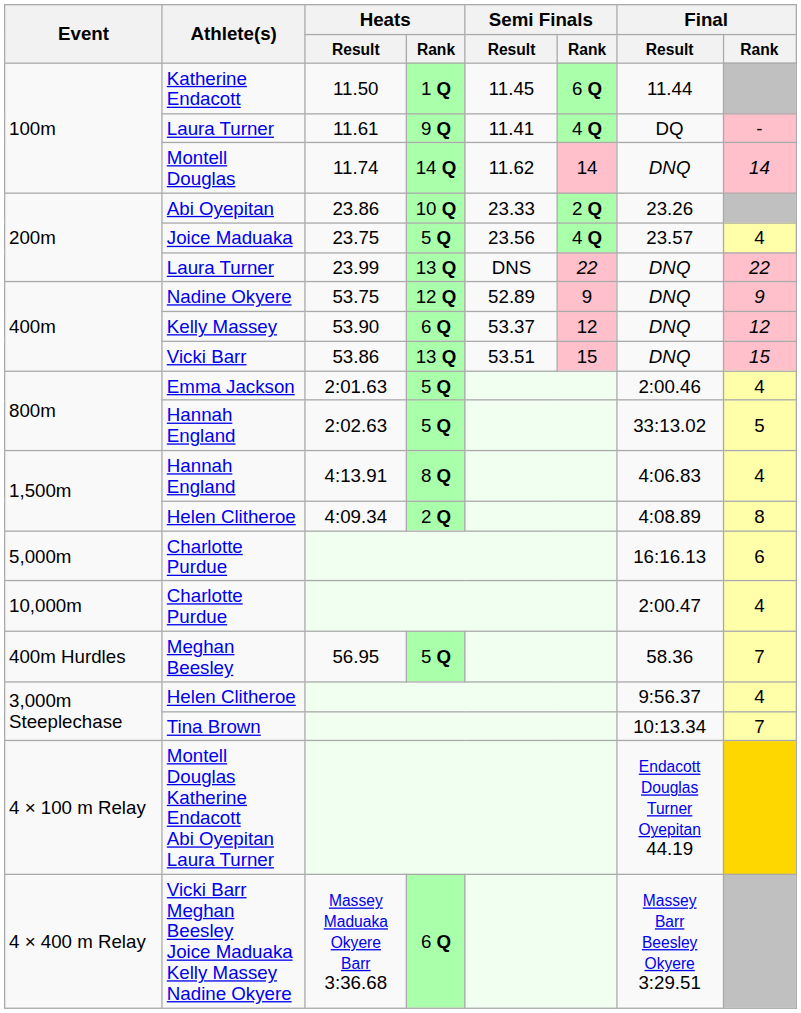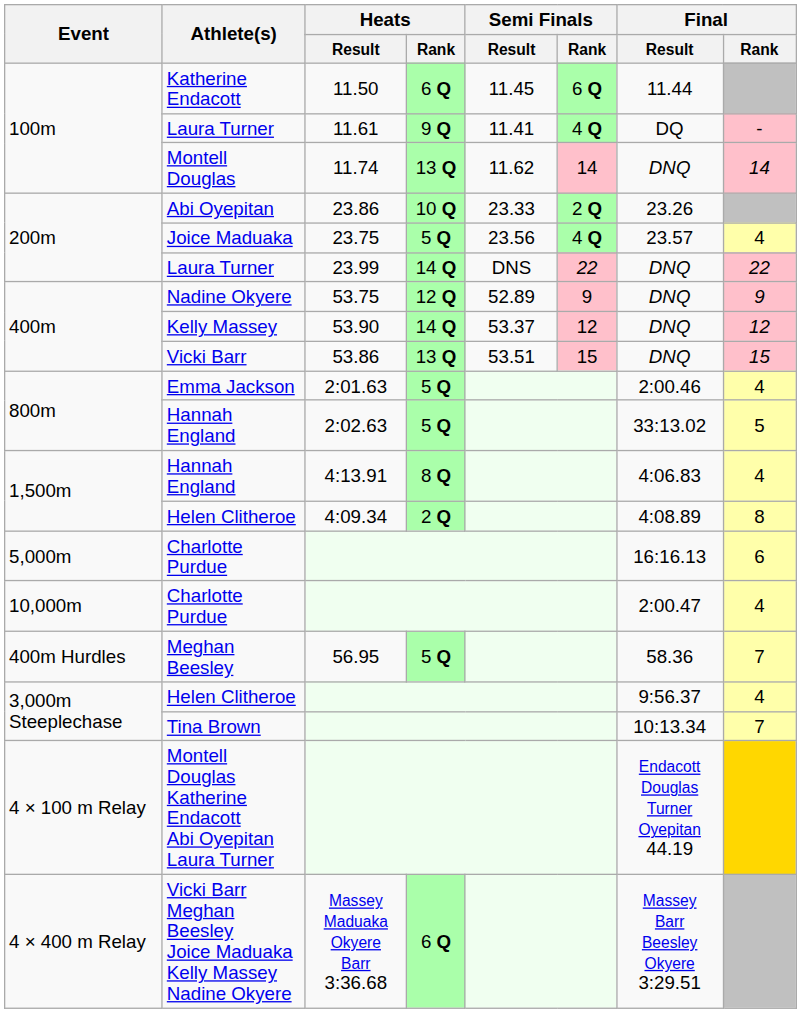(436, 89) 1 Q -> (436, 89) 6 Q
(436, 169) 14 Q -> (436, 169) 13 Q
(436, 268) 13 Q -> (436, 268) 14 Q
(436, 327) 6 Q -> (436, 327) 14 Q
